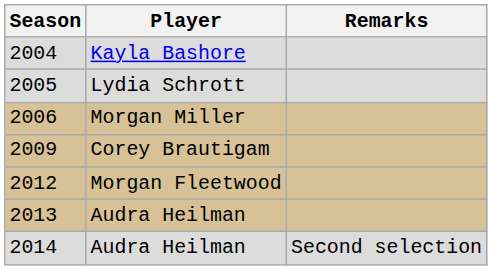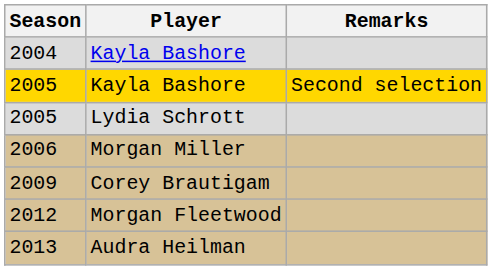+ row: (33, 86)
- row: (33, 248)
